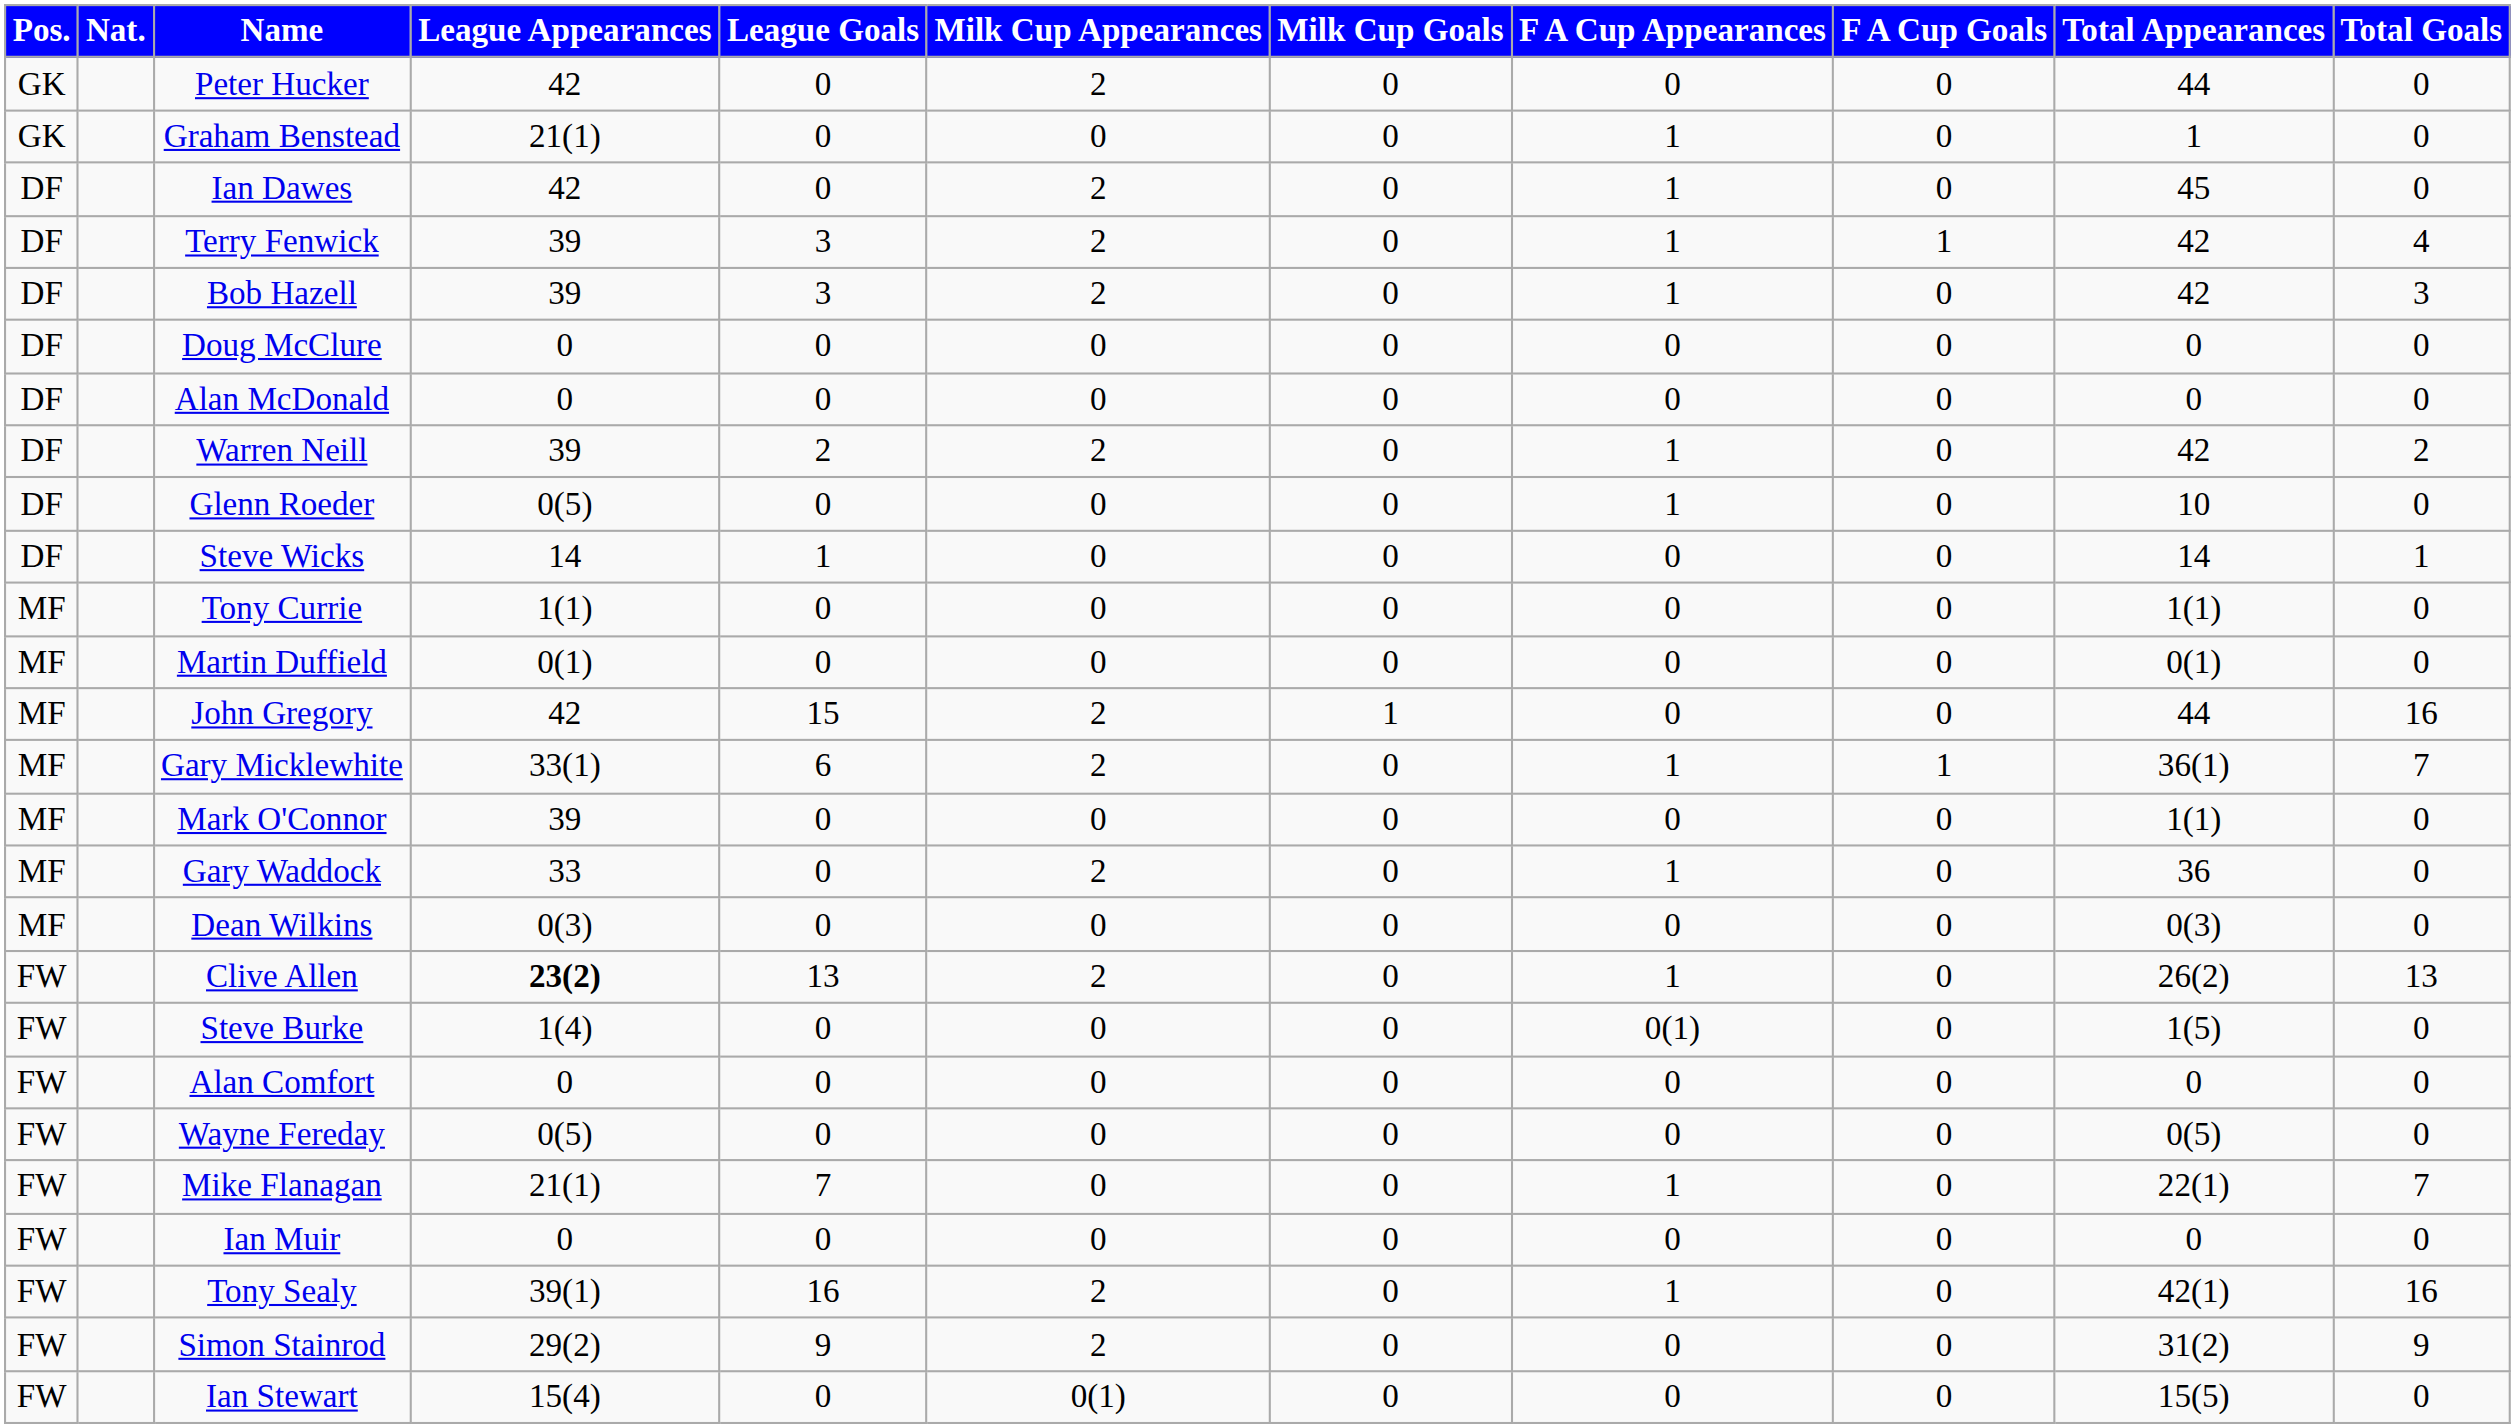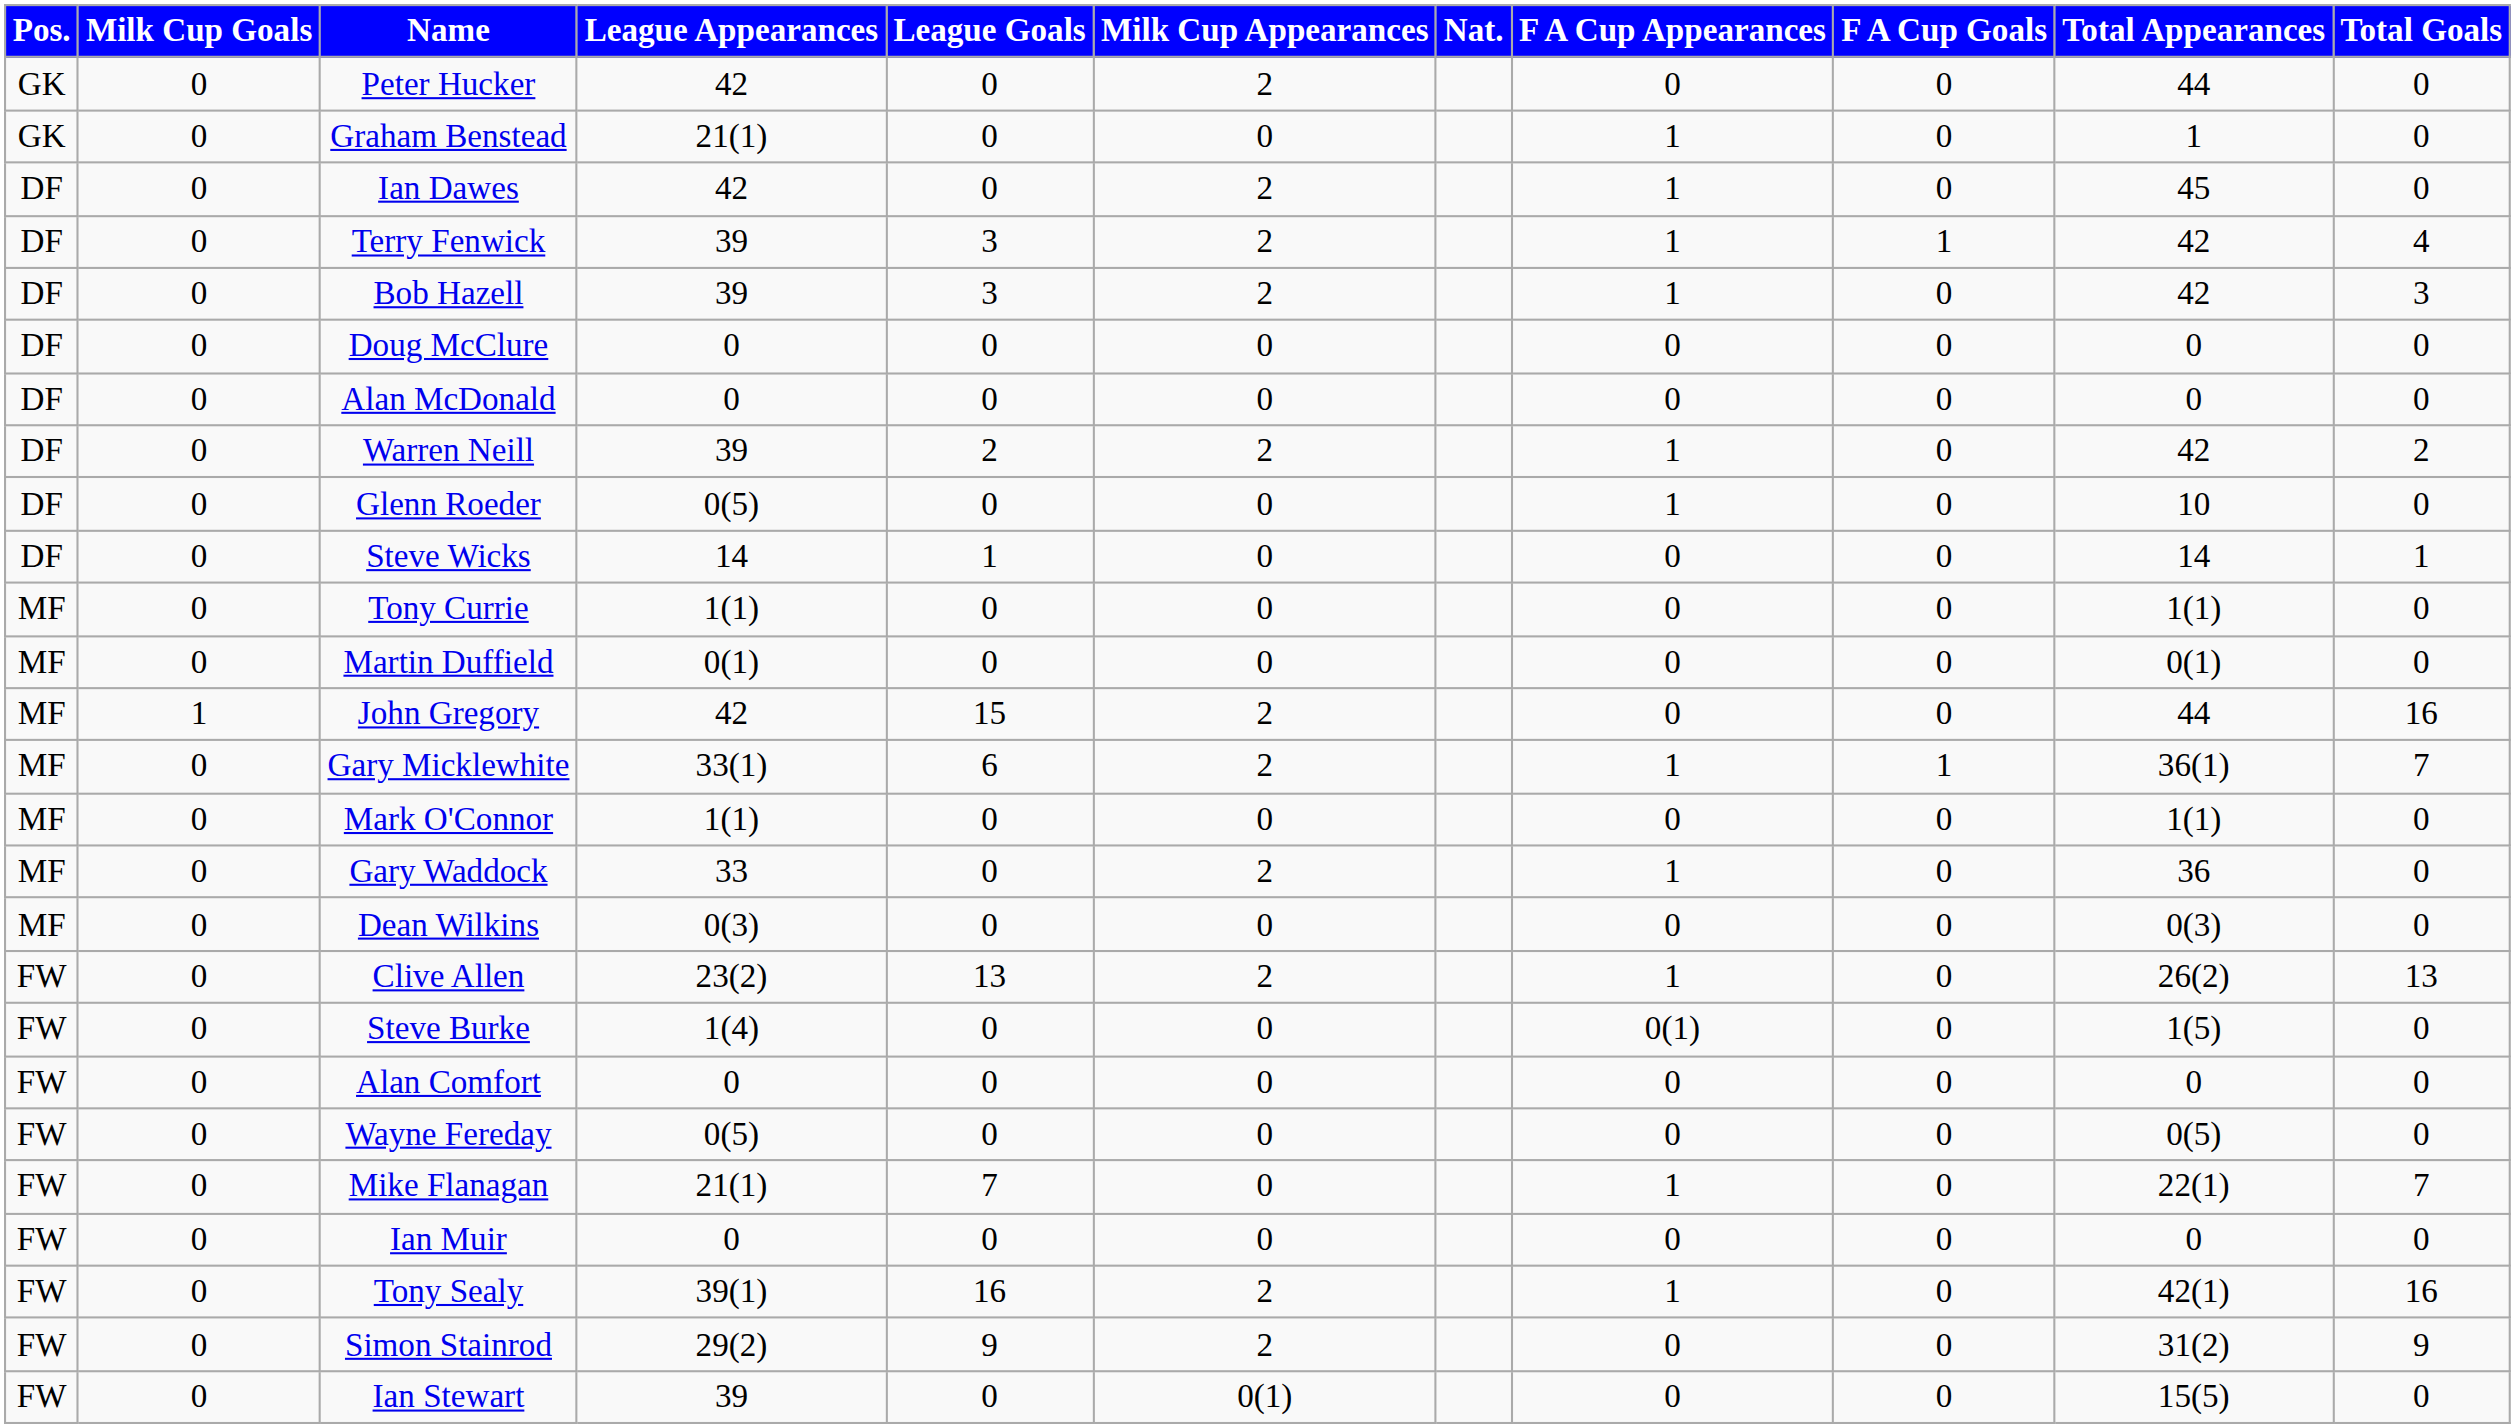columns swapped: (116, 30) <-> (1390, 30)
(565, 818) 39 -> (731, 818) 1(1)
(565, 976) bold -> (731, 976) normal
(565, 1396) 15(4) -> (731, 1396) 39
